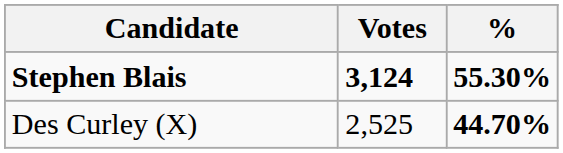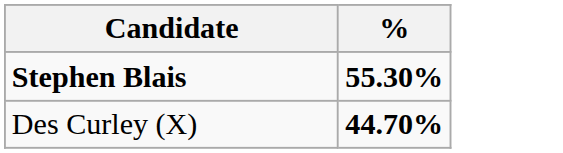- column: (392, 28)
